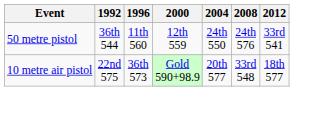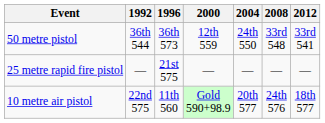(138, 38) 11th 560 -> (169, 38) 36th 573
(246, 38) 24th 576 -> (276, 38) 33rd 548
+ row: (65, 70)
(138, 70) 36th 573 -> (169, 102) 11th 560
(246, 70) 33rd 548 -> (276, 102) 24th 576
